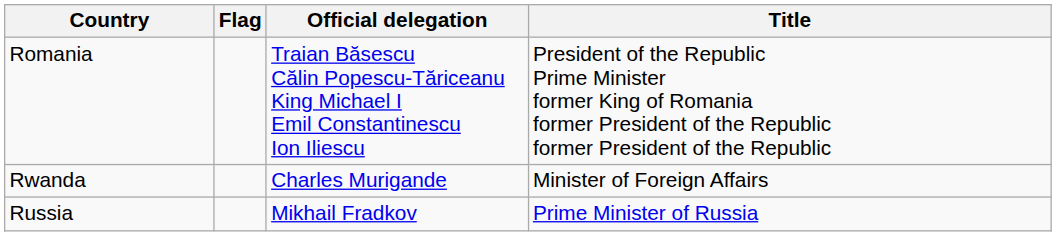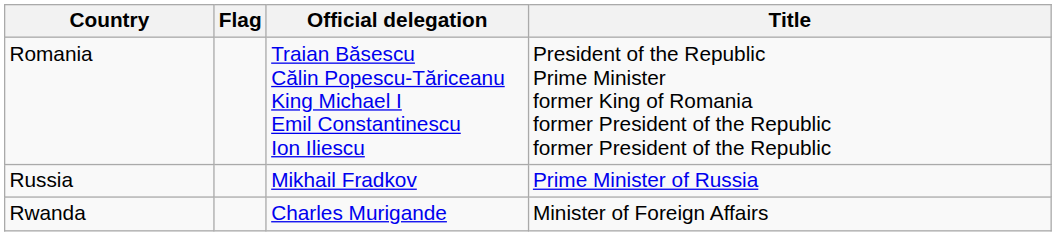rows swapped: (41, 213) <-> (48, 180)
